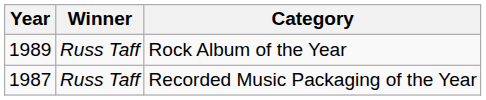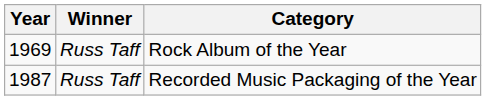(30, 49) 1989 -> (30, 49) 1969
